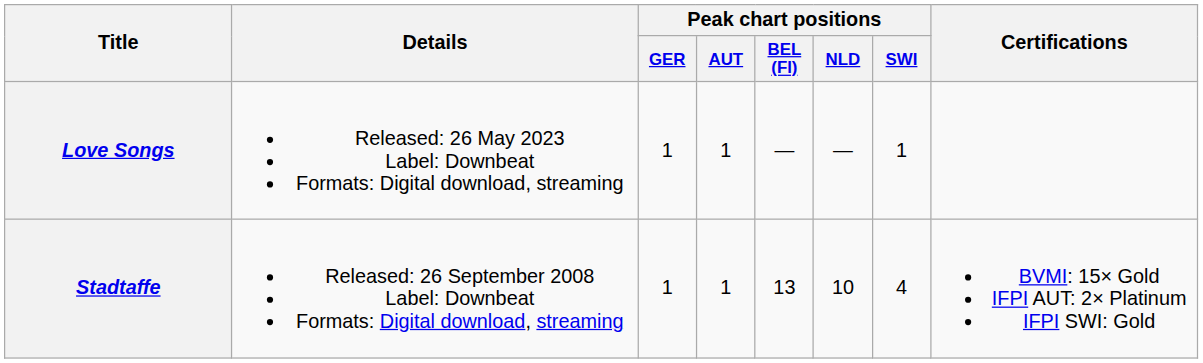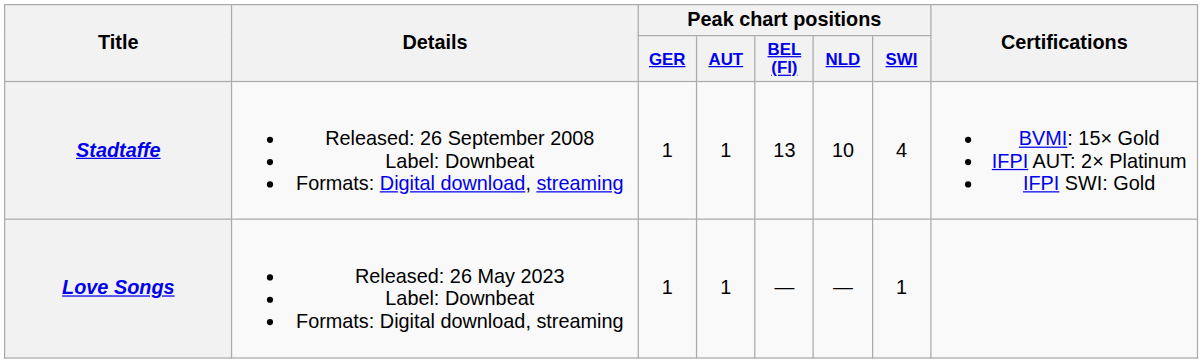rows swapped: (118, 288) <-> (118, 150)
